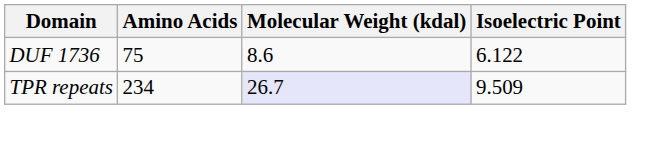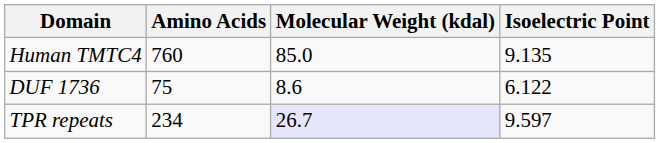+ row: (76, 54)
(500, 87) 9.509 -> (528, 120) 9.597
